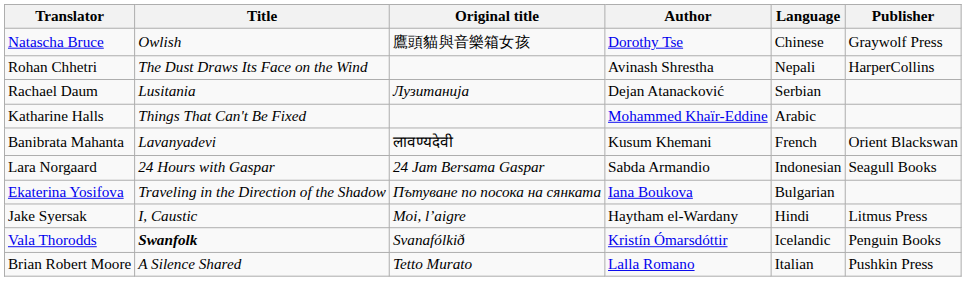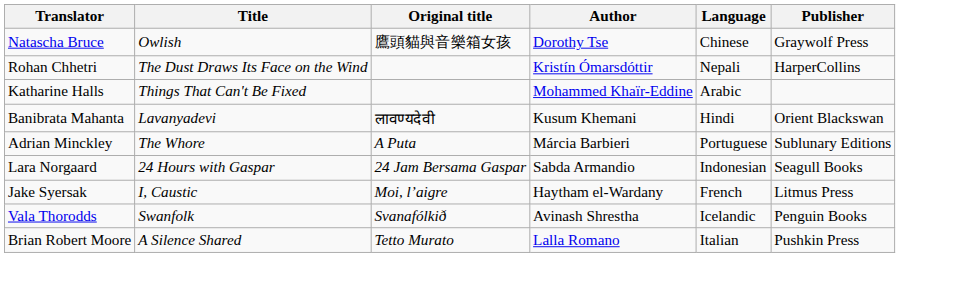(661, 67) Avinash Shrestha -> (593, 67) Kristín Ómarsdóttir
- row: (53, 91)
(796, 141) French -> (717, 117) Hindi
+ row: (60, 143)
- row: (66, 191)
(792, 216) Hindi -> (721, 191) French
(168, 240) bold -> (166, 216) normal
(668, 240) Kristín Ómarsdóttir -> (586, 216) Avinash Shrestha
